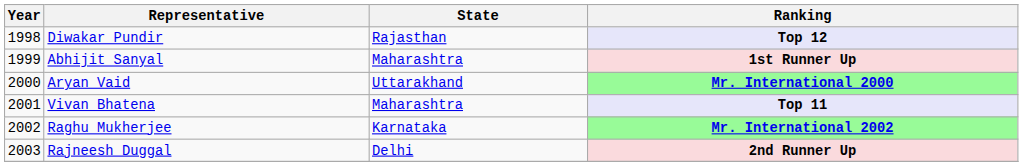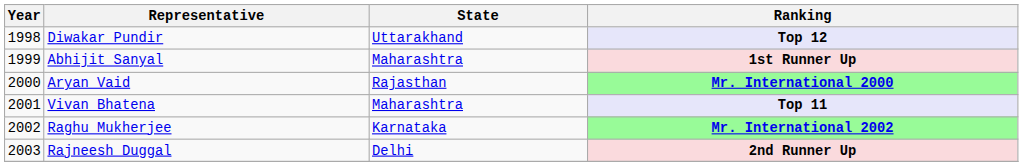(409, 38) Rajasthan -> (418, 38) Uttarakhand
(418, 83) Uttarakhand -> (409, 83) Rajasthan
